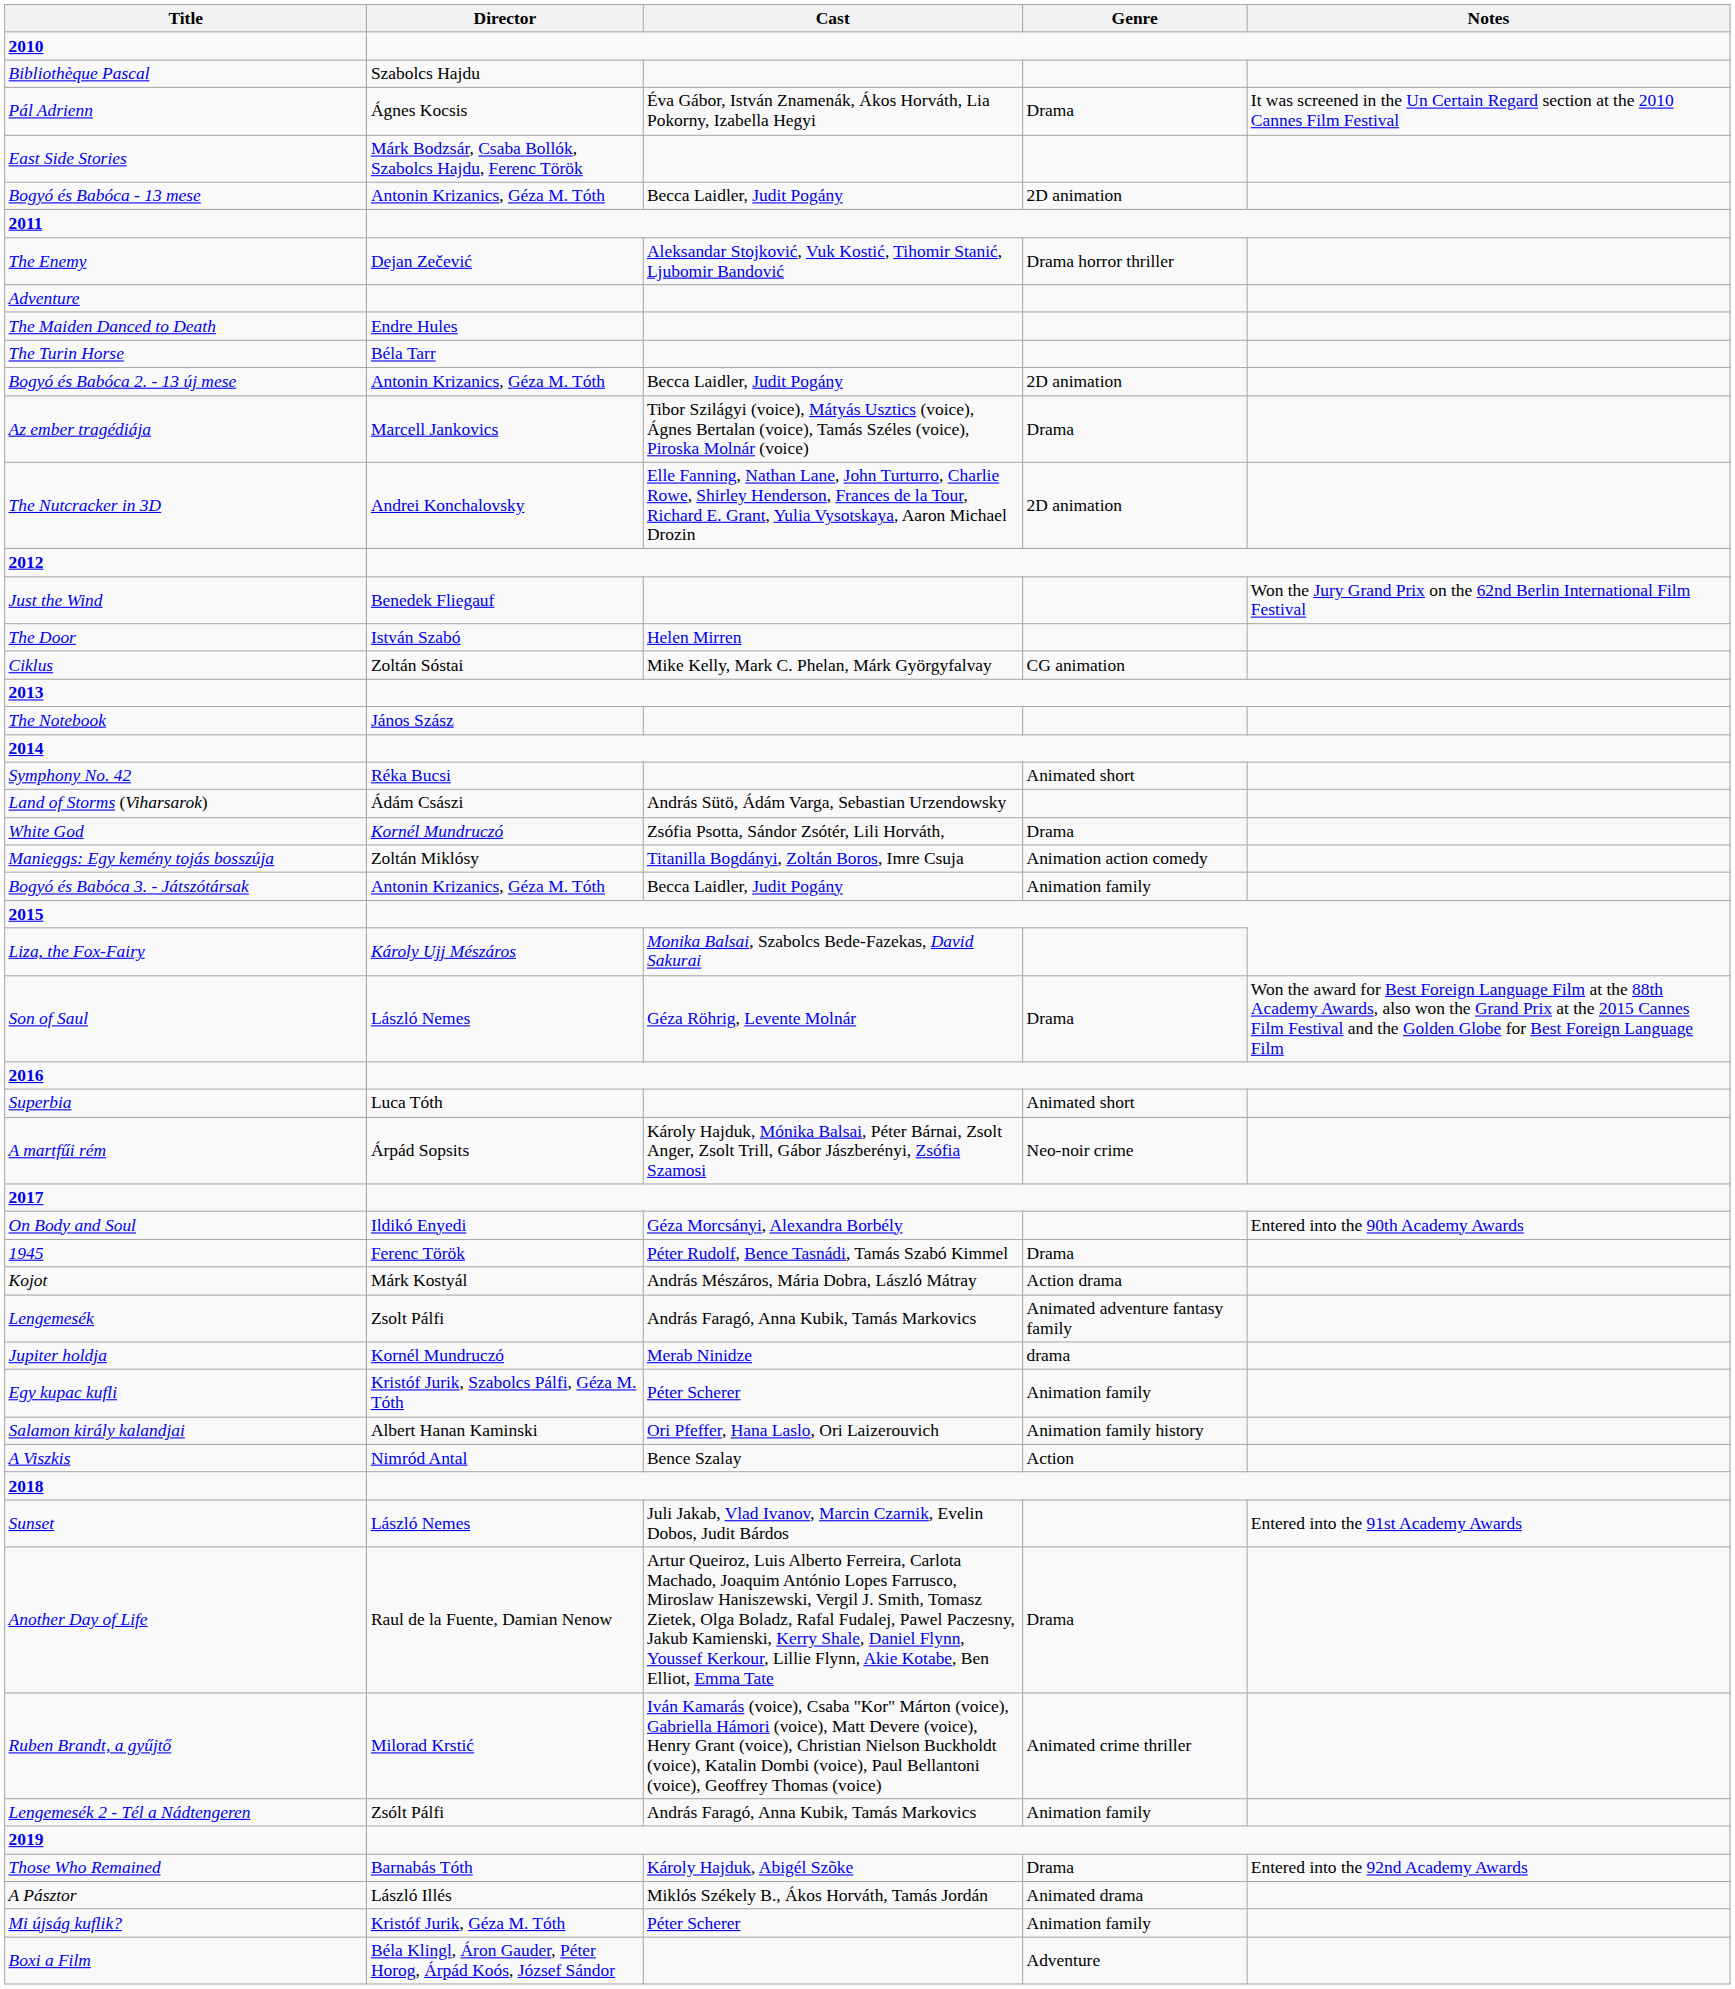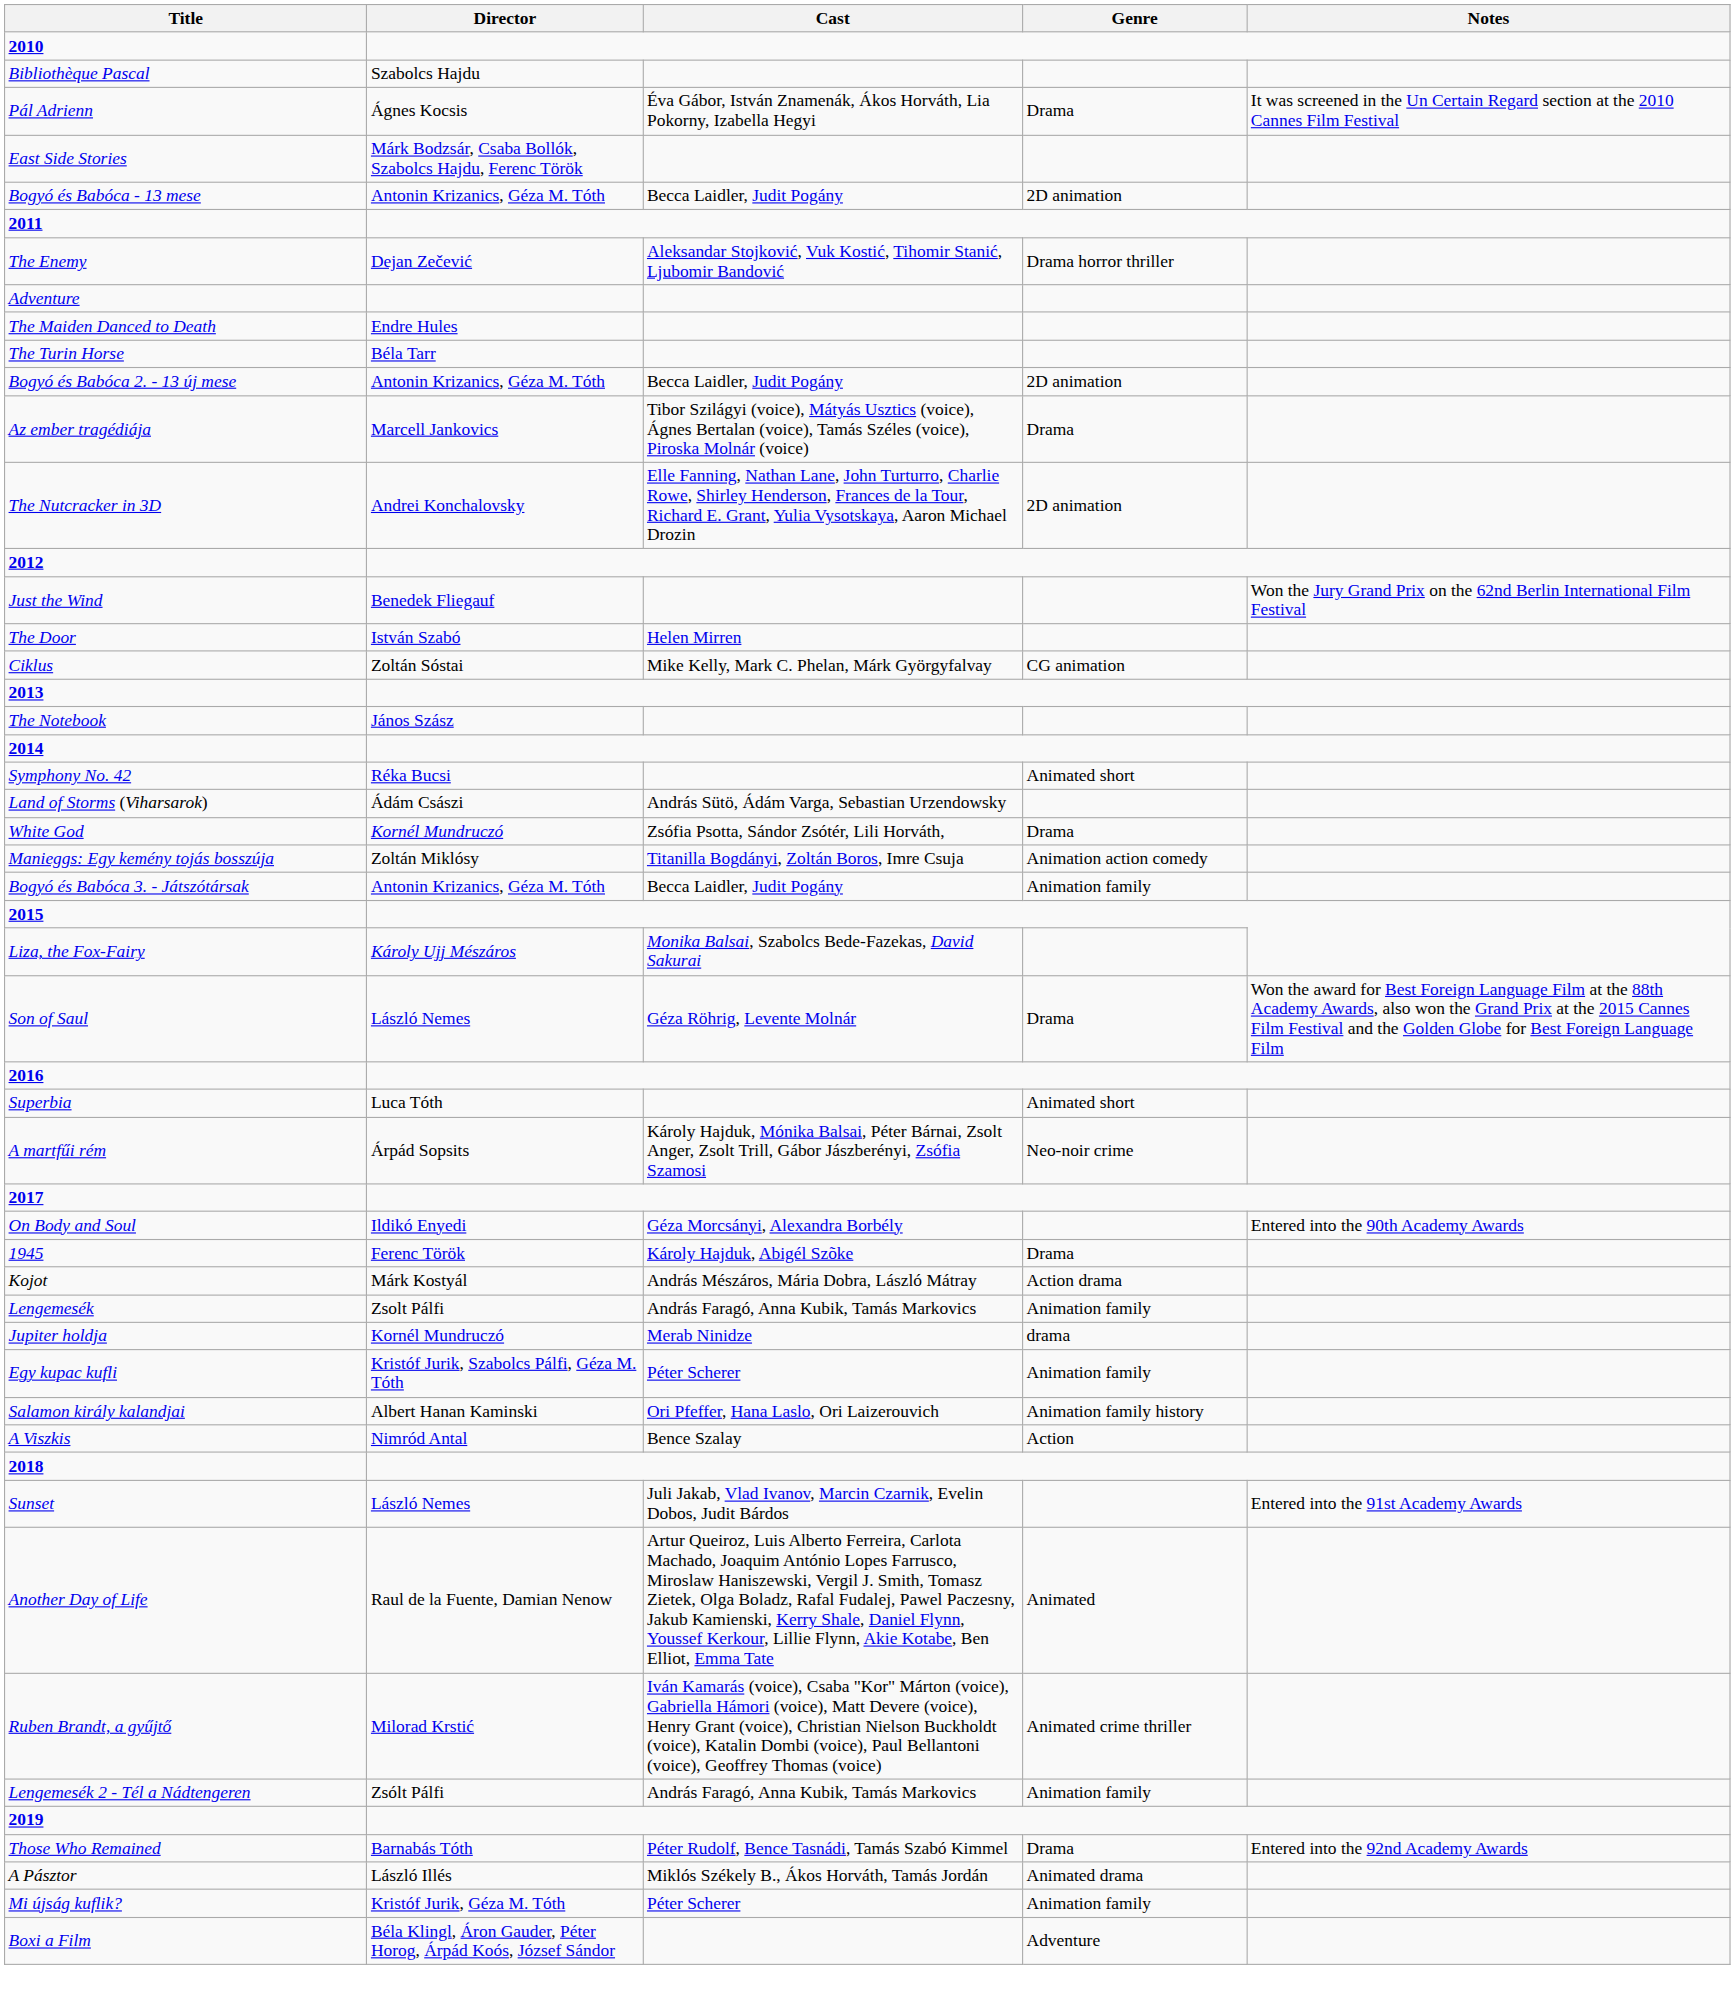(828, 1253) Péter Rudolf, Bence Tasnádi, Tamás Szabó Kimmel -> (750, 1253) Károly Hajduk, Abigél Szõke
(1125, 1318) Animated adventure fantasy family -> (1089, 1308) Animation family
(1050, 1619) Drama -> (1061, 1600) Animated
(750, 1867) Károly Hajduk, Abigél Szõke -> (828, 1848) Péter Rudolf, Bence Tasnádi, Tamás Szabó Kimmel
